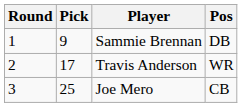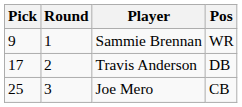columns swapped: (30, 16) <-> (74, 16)
(220, 41) DB -> (221, 41) WR
(221, 65) WR -> (220, 65) DB
